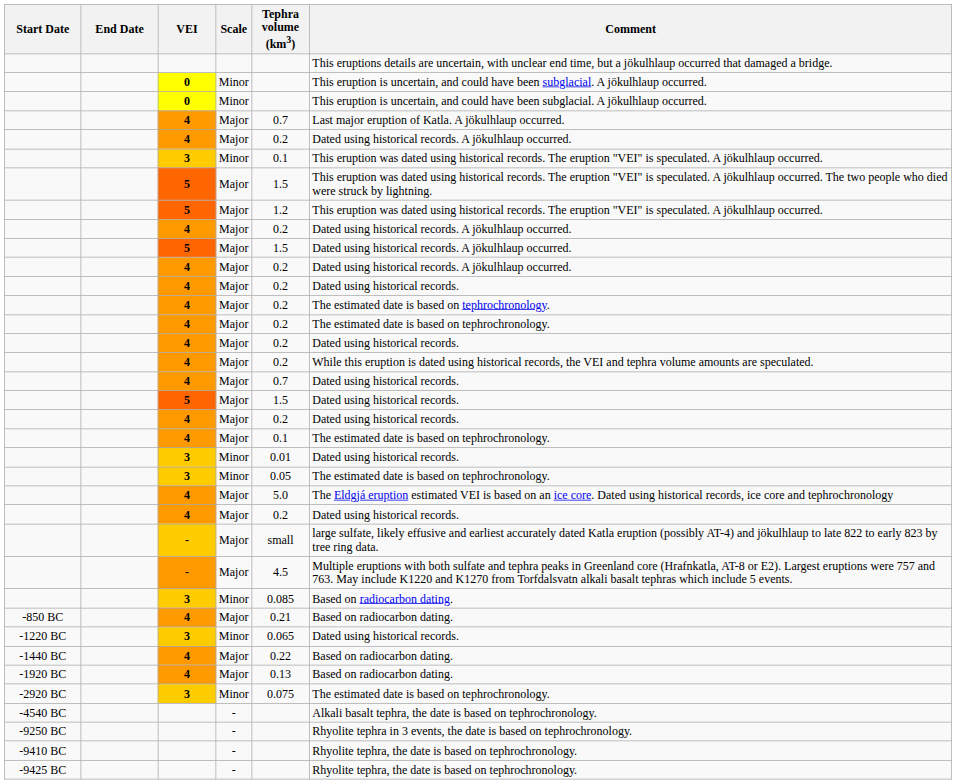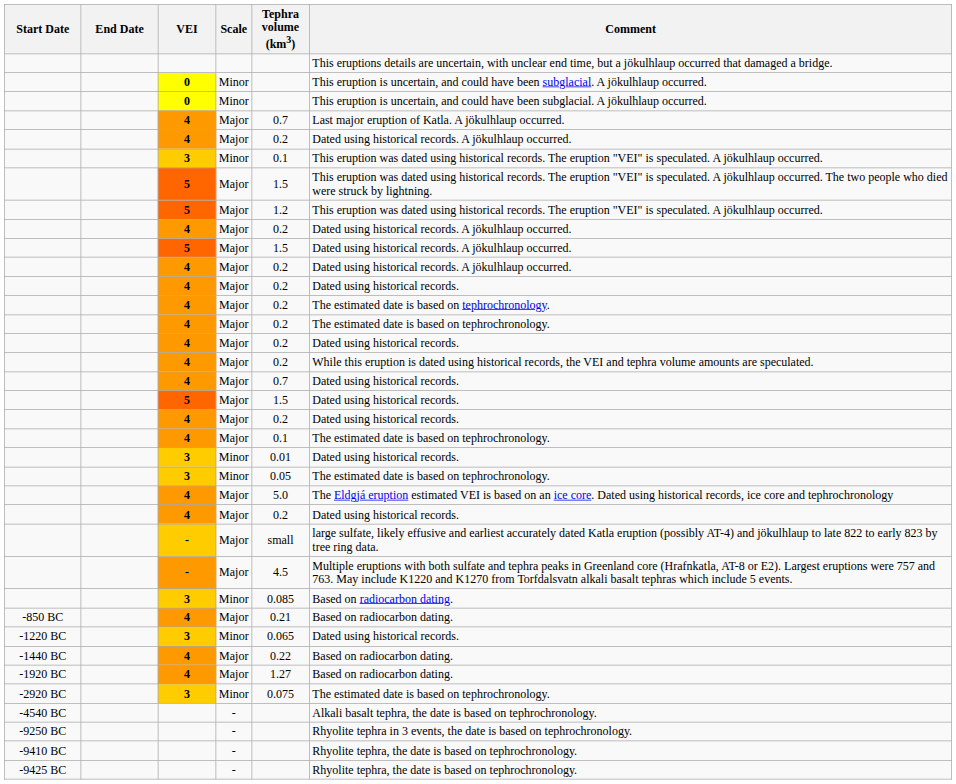(281, 674) 0.13 -> (281, 674) 1.27
